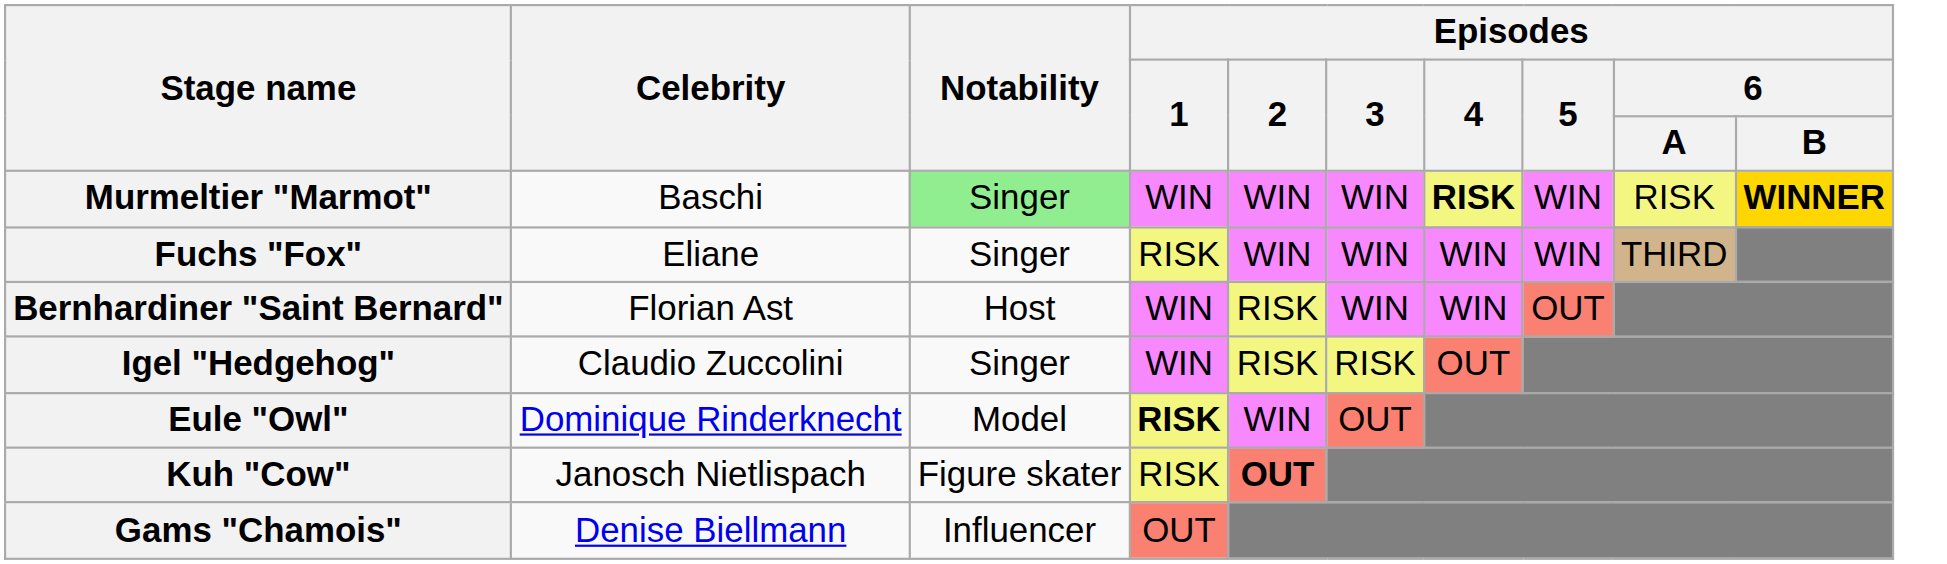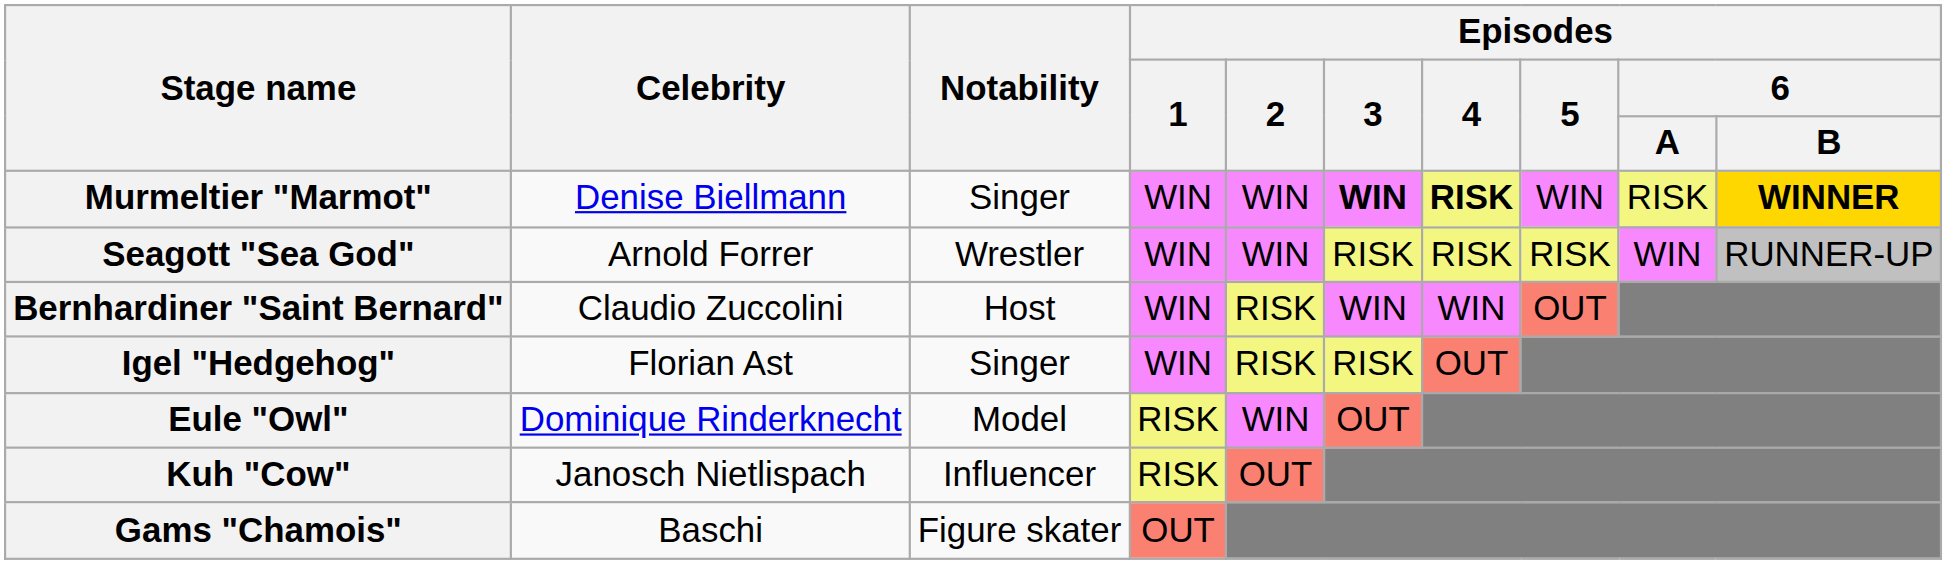(711, 198) Baschi -> (711, 198) Denise Biellmann
(1020, 198) lightgreen background -> (1020, 198) no background
(1375, 198) normal -> (1373, 198) bold
+ row: (258, 253)
- row: (258, 253)
(711, 308) Florian Ast -> (711, 308) Claudio Zuccolini
(711, 364) Claudio Zuccolini -> (711, 364) Florian Ast
(1179, 419) bold -> (1178, 419) normal
(1020, 474) Figure skater -> (1019, 474) Influencer
(1277, 474) bold -> (1276, 474) normal
(711, 530) Denise Biellmann -> (711, 530) Baschi
(1019, 530) Influencer -> (1020, 530) Figure skater
